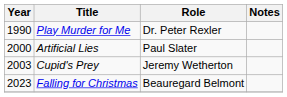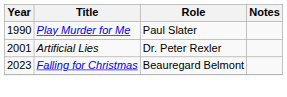(182, 30) Dr. Peter Rexler -> (170, 30) Paul Slater
(19, 48) 2000 -> (19, 48) 2001
(170, 48) Paul Slater -> (182, 48) Dr. Peter Rexler
- row: (68, 65)
